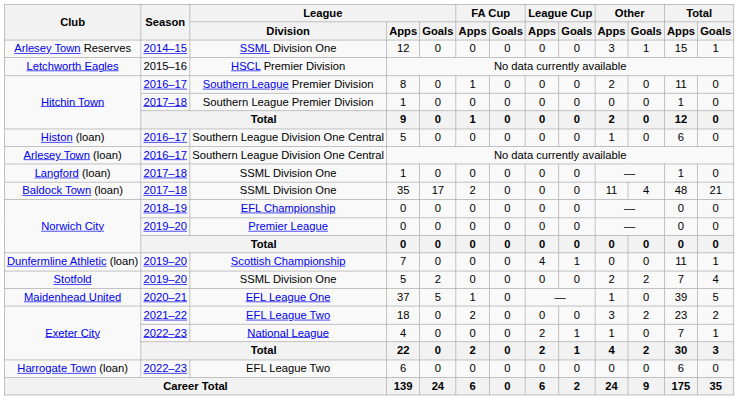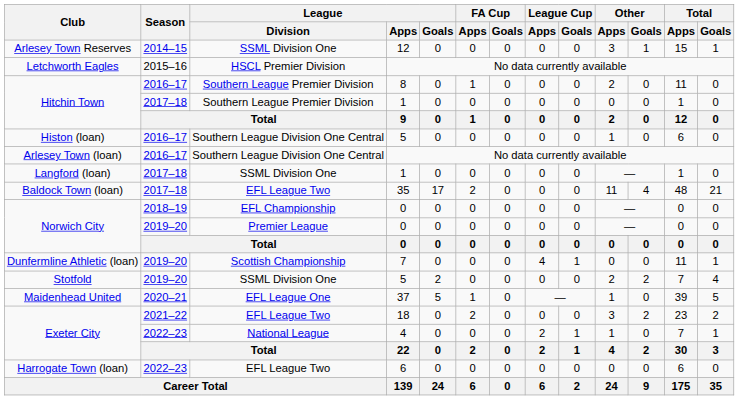(288, 191) SSML Division One -> (288, 191) EFL League Two
